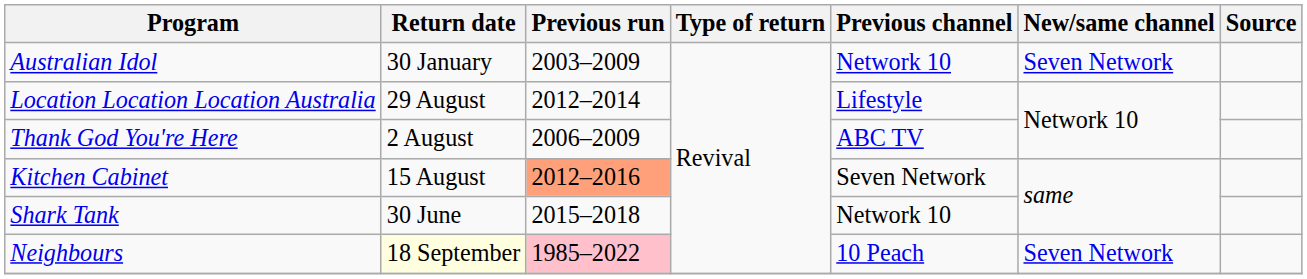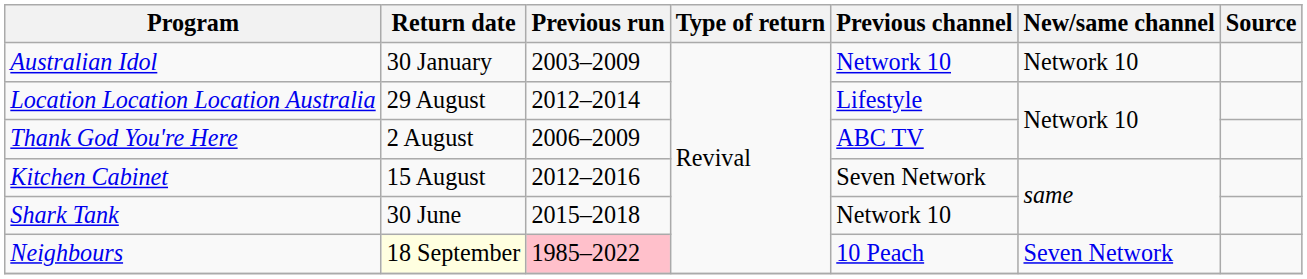(1098, 61) Seven Network -> (1081, 61) Network 10
(586, 176) lightsalmon background -> (586, 176) no background
